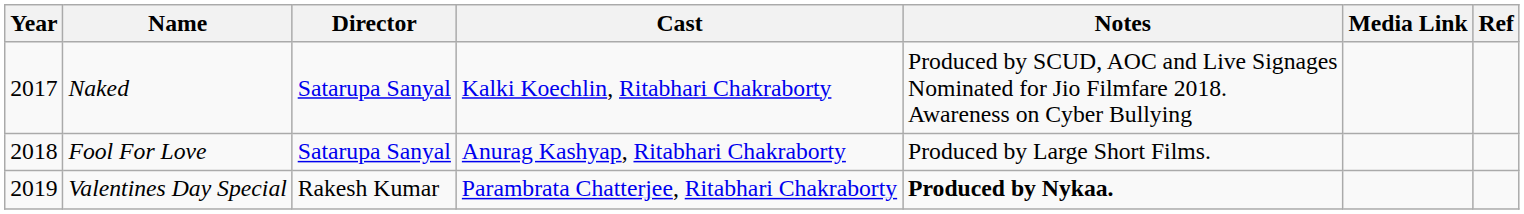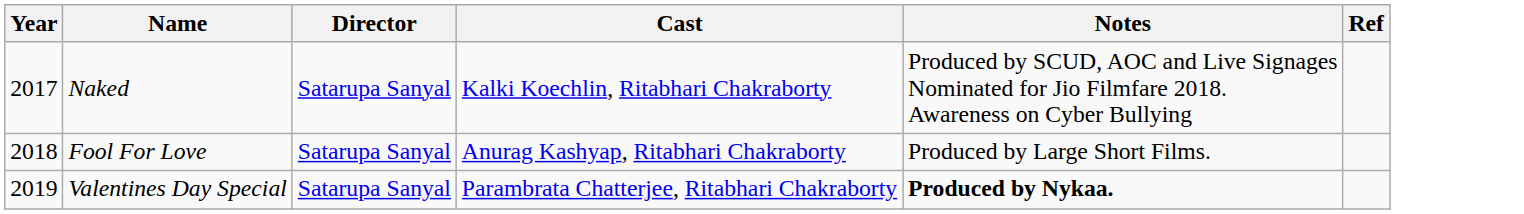- column: (1408, 23)
(368, 189) Rakesh Kumar -> (374, 189) Satarupa Sanyal
